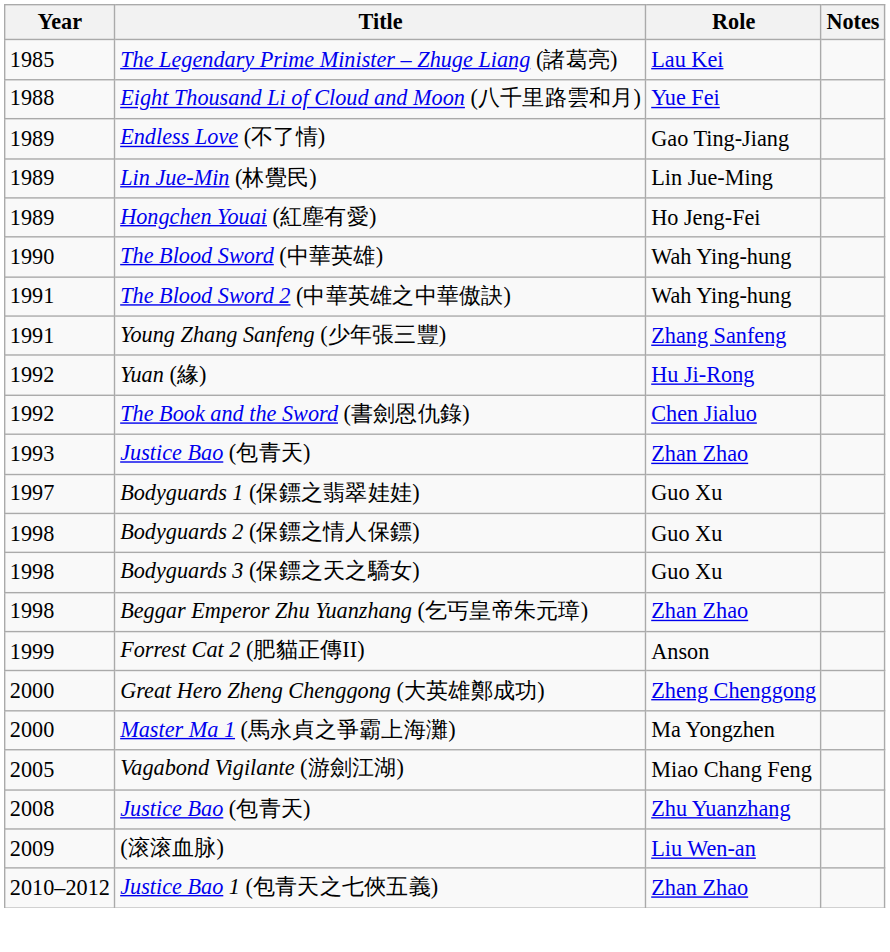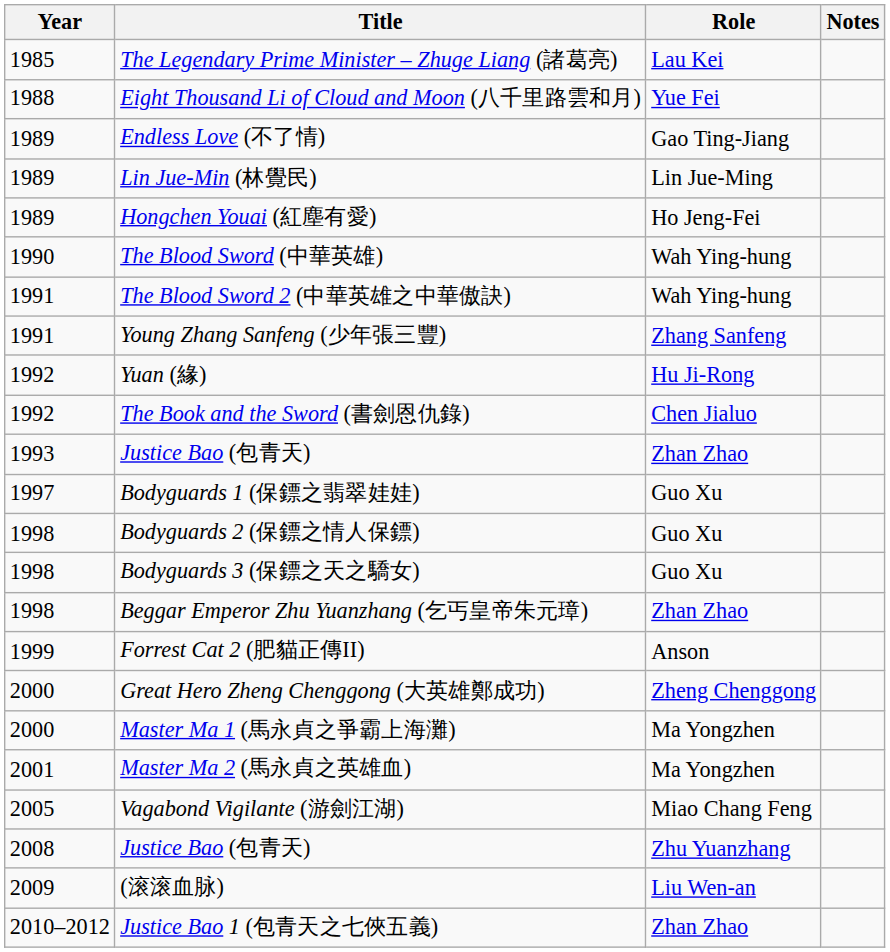+ row: (32, 769)
